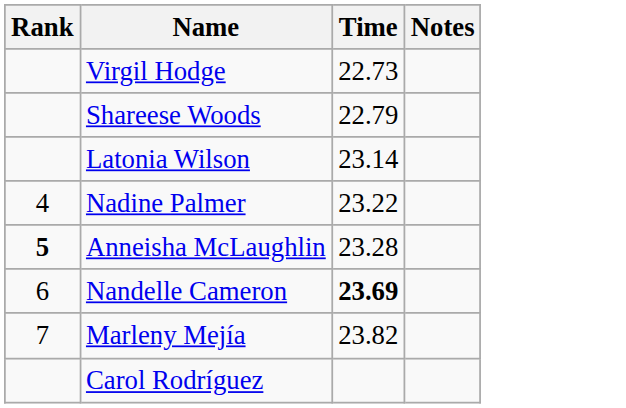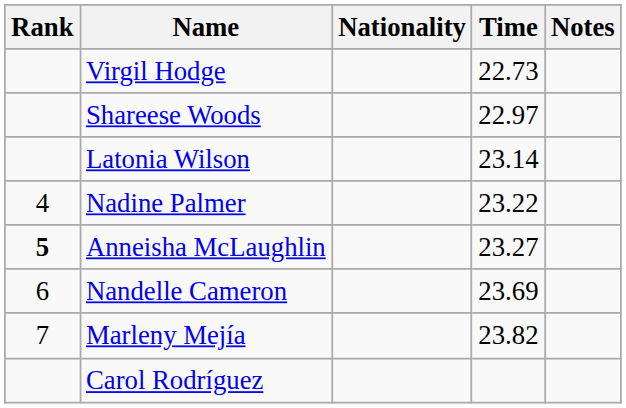+ column: (402, 26)
(368, 114) 22.79 -> (508, 114) 22.97
(368, 247) 23.28 -> (508, 247) 23.27
(368, 291) bold -> (508, 291) normal
